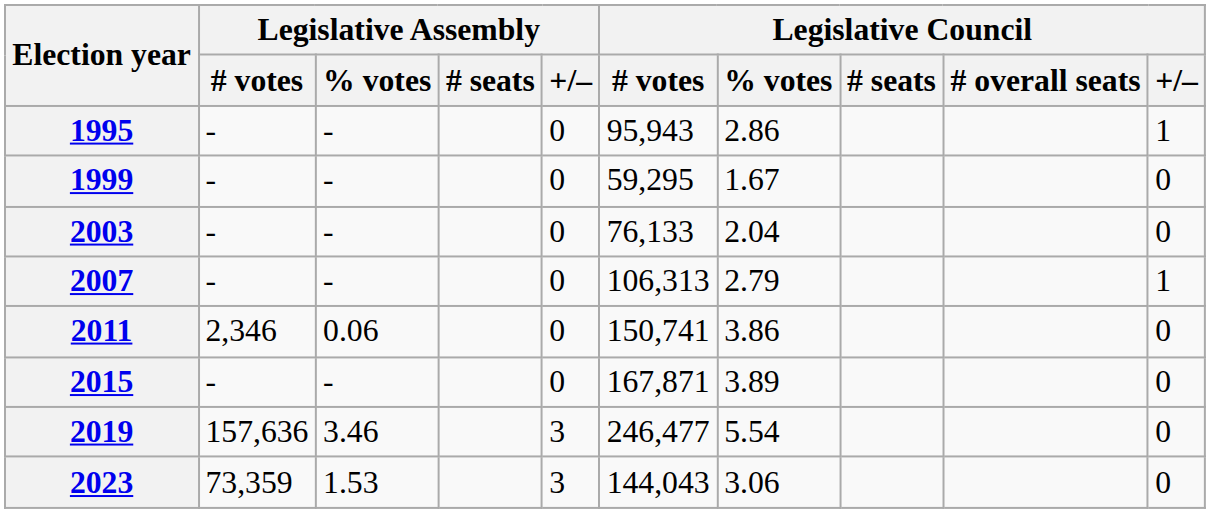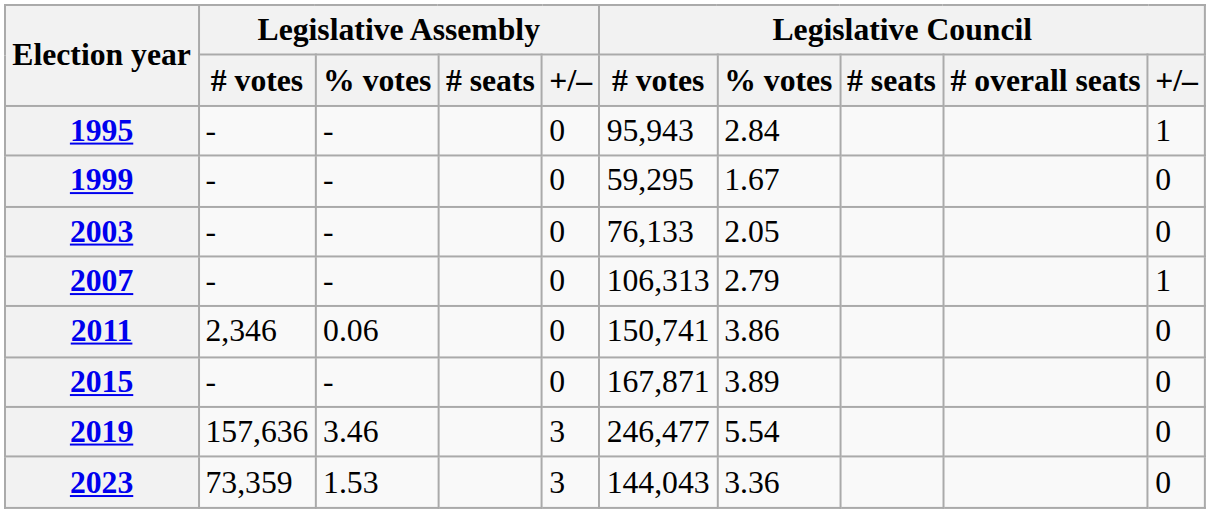(752, 130) 2.86 -> (752, 130) 2.84
(752, 230) 2.04 -> (752, 230) 2.05
(752, 481) 3.06 -> (752, 481) 3.36
